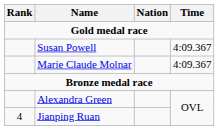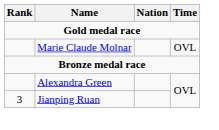- row: (67, 47)
(192, 64) 4:09.367 -> (185, 47) OVL
(20, 116) 4 -> (20, 99) 3
